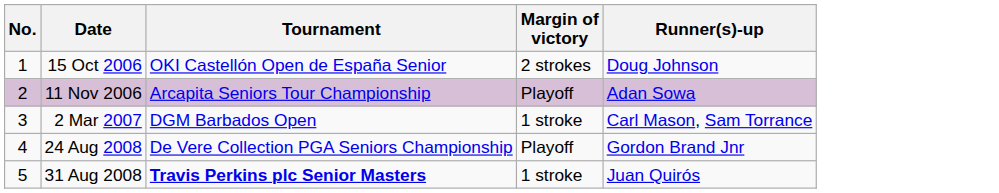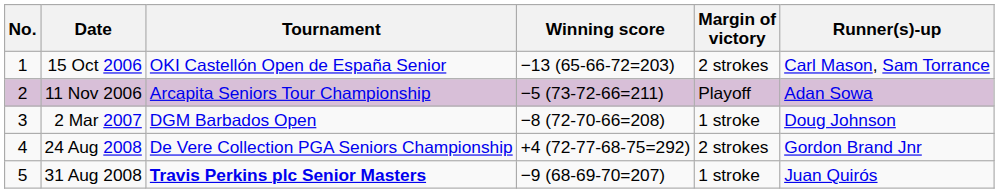+ column: (605, 28)
(663, 65) Doug Johnson -> (887, 65) Carl Mason, Sam Torrance
(710, 120) Carl Mason, Sam Torrance -> (840, 120) Doug Johnson
(547, 148) Playoff -> (733, 148) 2 strokes
